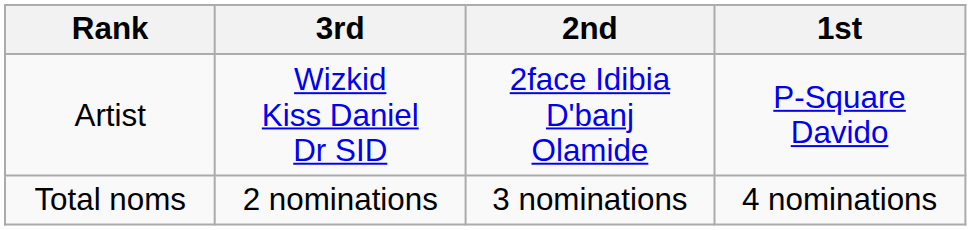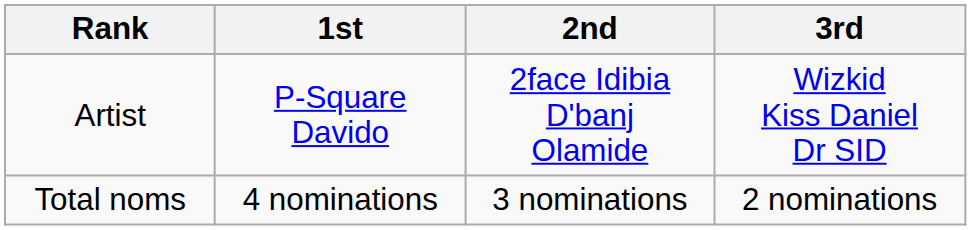columns swapped: (840, 29) <-> (340, 29)
